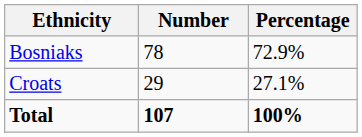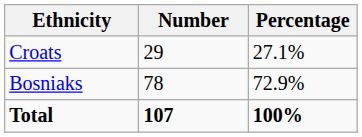rows swapped: (46, 52) <-> (35, 83)
